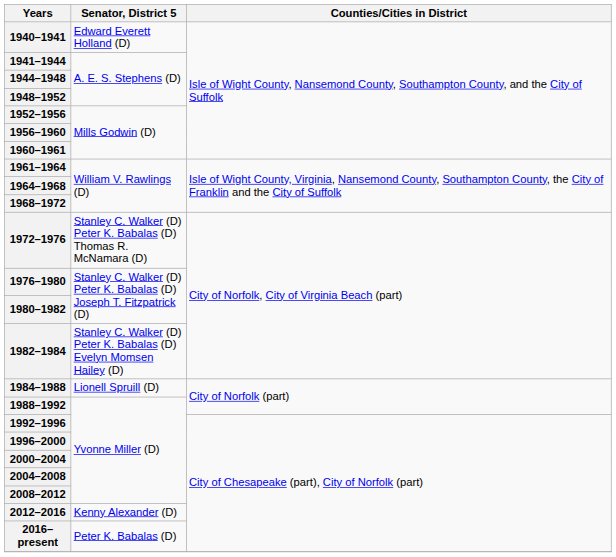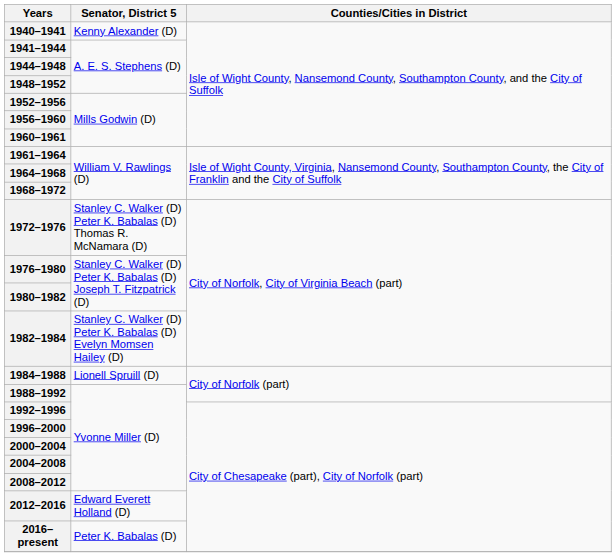(112, 37) Edward Everett Holland (D) -> (125, 31) Kenny Alexander (D)
(125, 512) Kenny Alexander (D) -> (112, 506) Edward Everett Holland (D)
